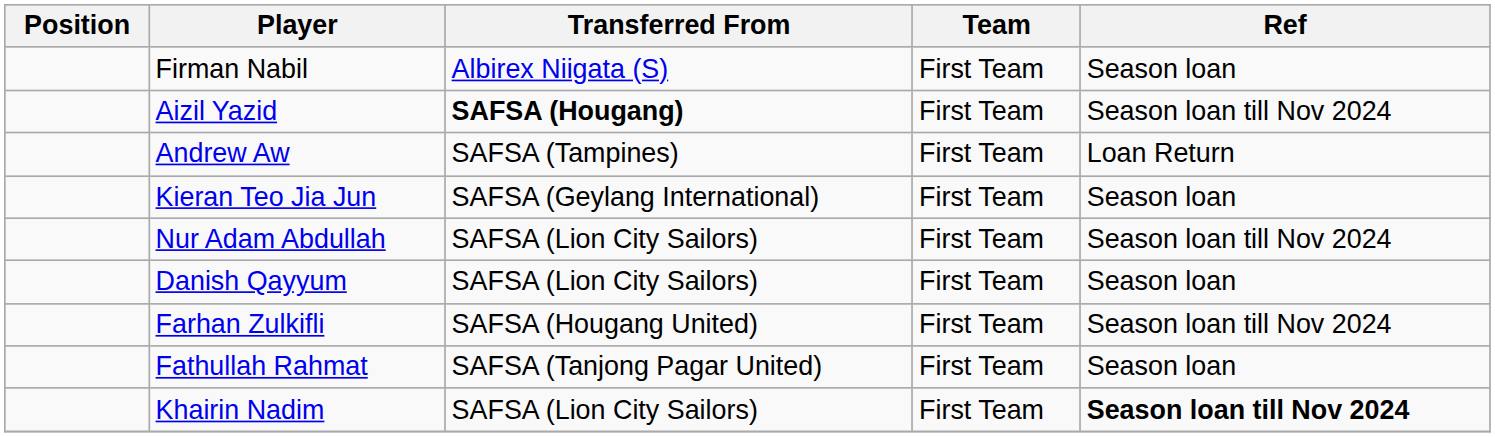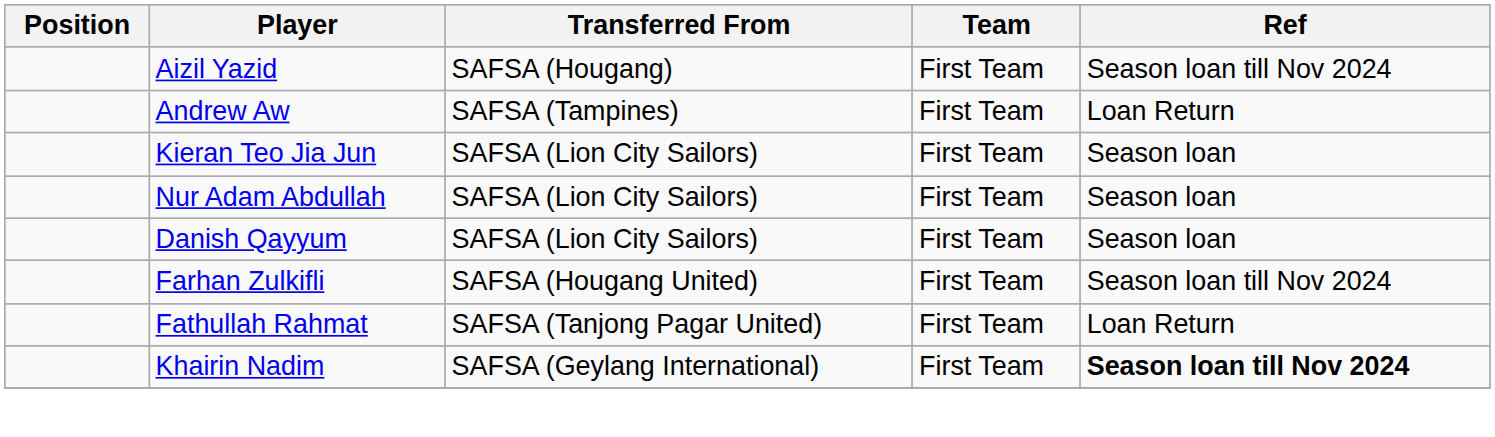- row: (232, 68)
(568, 111) bold -> (562, 68) normal
(635, 196) SAFSA (Geylang International) -> (605, 153) SAFSA (Lion City Sailors)
(1239, 238) Season loan till Nov 2024 -> (1161, 196) Season loan
(1161, 366) Season loan -> (1161, 324) Loan Return
(605, 409) SAFSA (Lion City Sailors) -> (635, 366) SAFSA (Geylang International)
